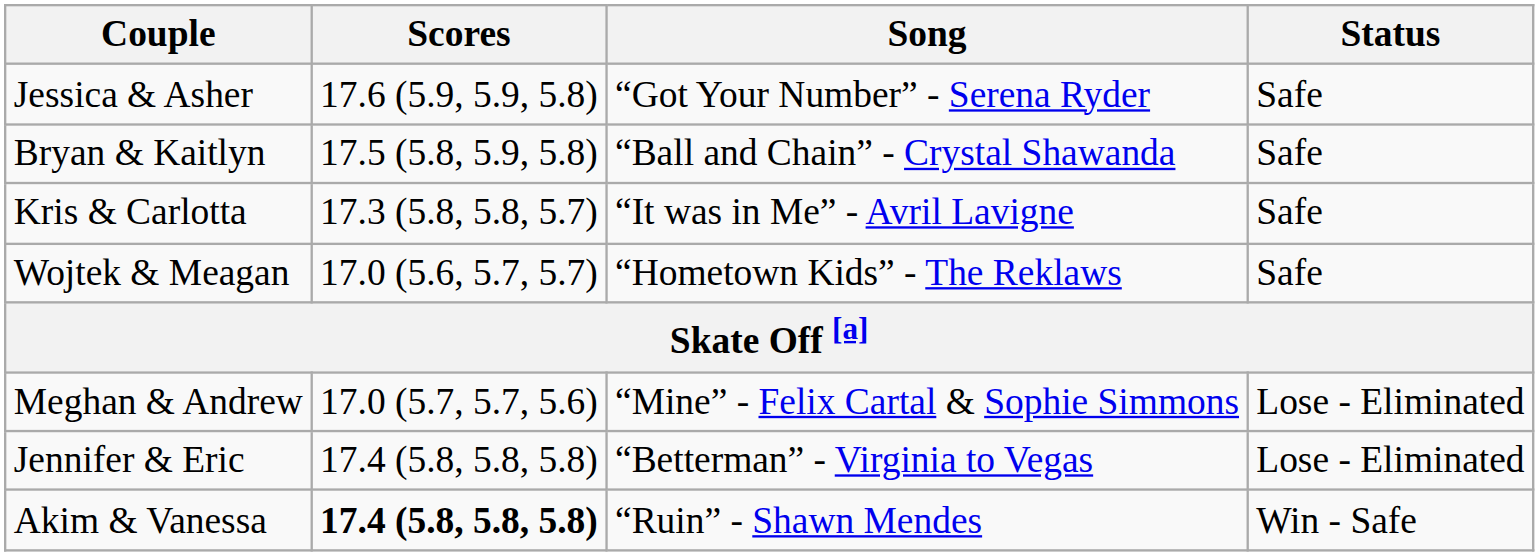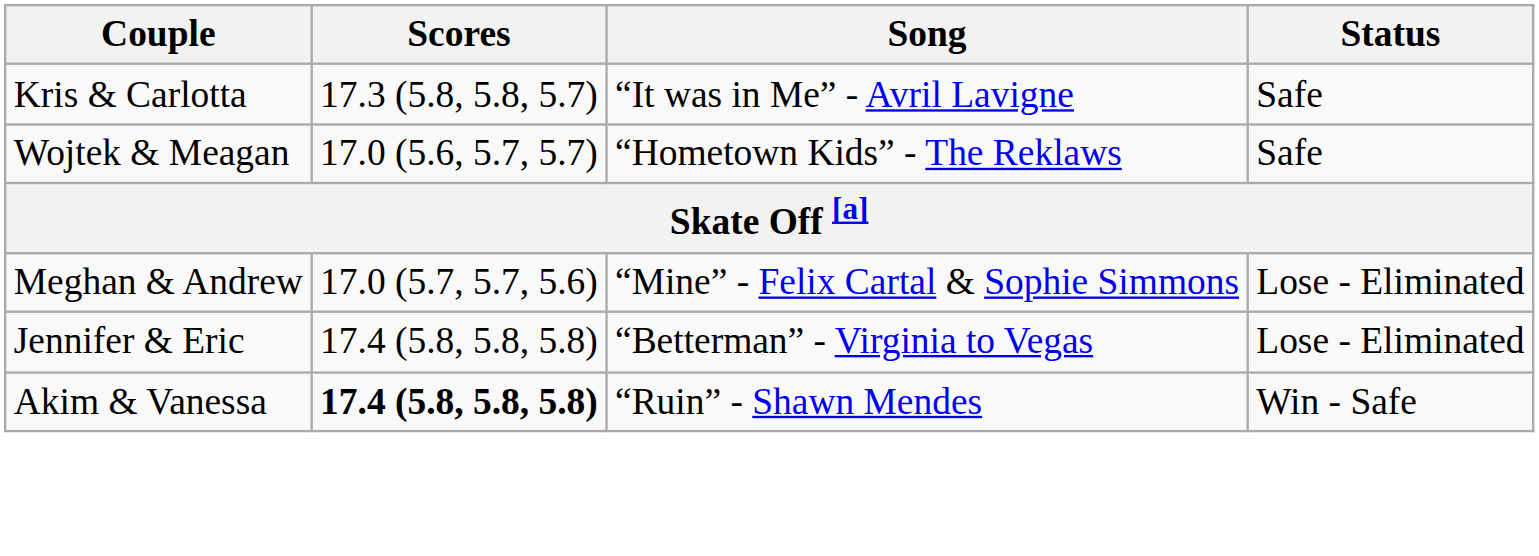- row: (133, 93)
- row: (140, 152)
